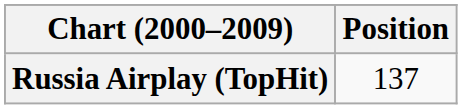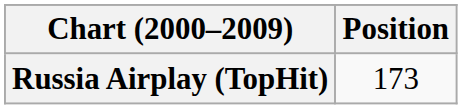(396, 77) 137 -> (396, 77) 173
